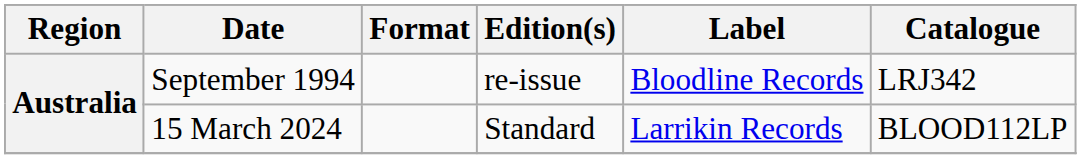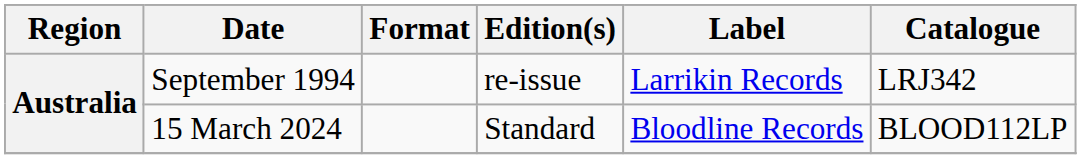(747, 78) Bloodline Records -> (737, 78) Larrikin Records
(737, 128) Larrikin Records -> (747, 128) Bloodline Records
